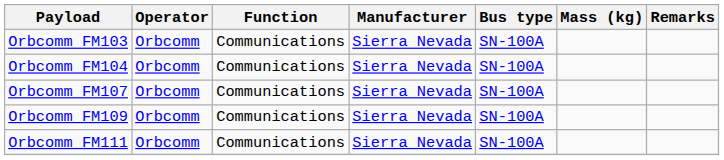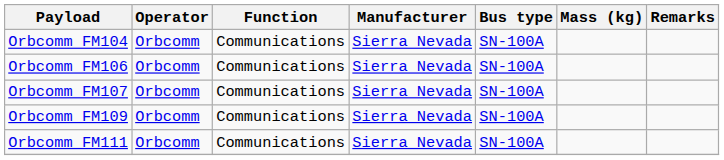- row: (68, 42)
+ row: (68, 67)
